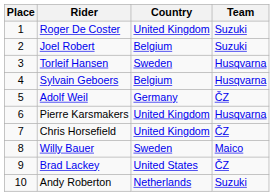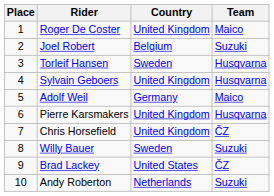(231, 30) Suzuki -> (229, 30) Maico
(153, 81) Belgium -> (172, 81) United Kingdom
(222, 98) ČZ -> (229, 98) Maico
(229, 149) Maico -> (231, 149) Suzuki
